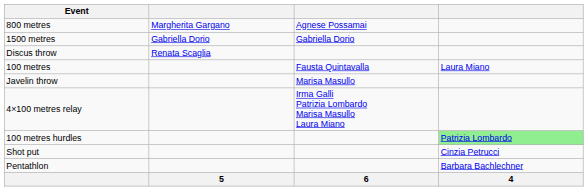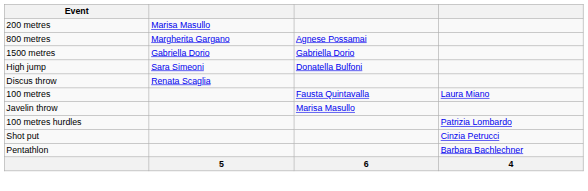+ row: (28, 26)
+ row: (26, 67)
- row: (44, 110)
(476, 138) lightgreen background -> (476, 123) no background
